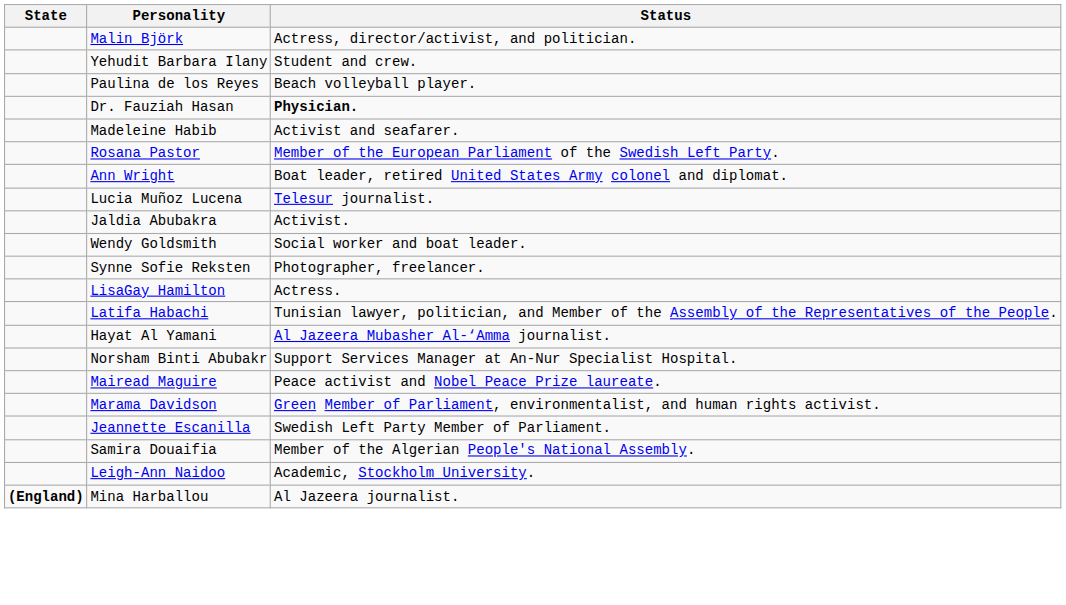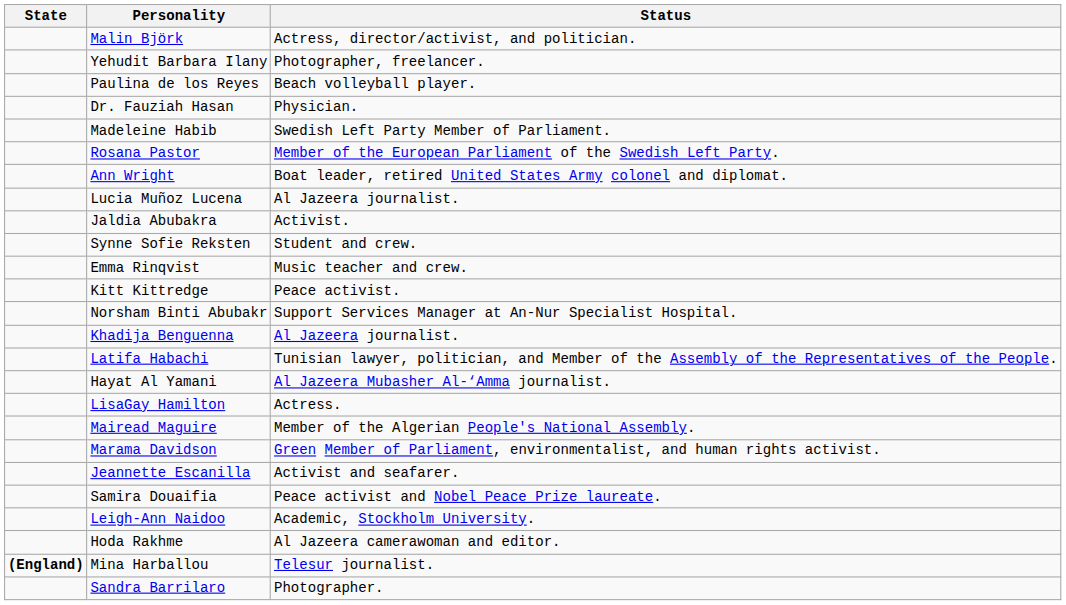(346, 62) Student and crew. -> (379, 62) Photographer, freelancer.
(316, 108) bold -> (316, 108) normal
(367, 130) Activist and seafarer. -> (443, 130) Swedish Left Party Member of Parliament.
(354, 199) Telesur journalist. -> (367, 199) Al Jazeera journalist.
- row: (154, 245)
(379, 268) Photographer, freelancer. -> (346, 245) Student and crew.
+ row: (145, 268)
+ row: (149, 291)
rows swapped: (158, 291) <-> (179, 359)
+ row: (162, 336)
(468, 382) Peace activist and Nobel Peace Prize laureate. -> (485, 428) Member of the Algerian People's National Assembly.
(443, 428) Swedish Left Party Member of Parliament. -> (367, 474) Activist and seafarer.
(485, 451) Member of the Algerian People's National Assembly. -> (468, 497) Peace activist and Nobel Peace Prize laureate.
+ row: (137, 542)
(367, 497) Al Jazeera journalist. -> (354, 565) Telesur journalist.
+ row: (158, 588)
